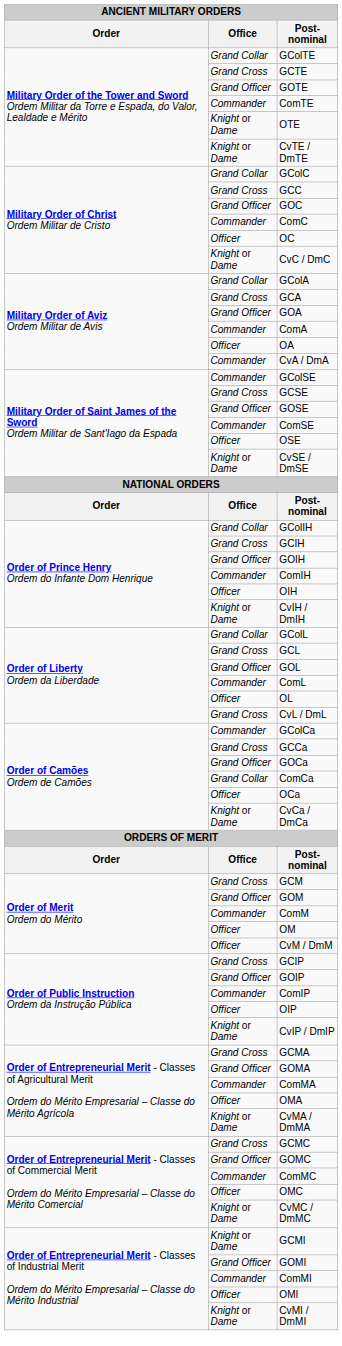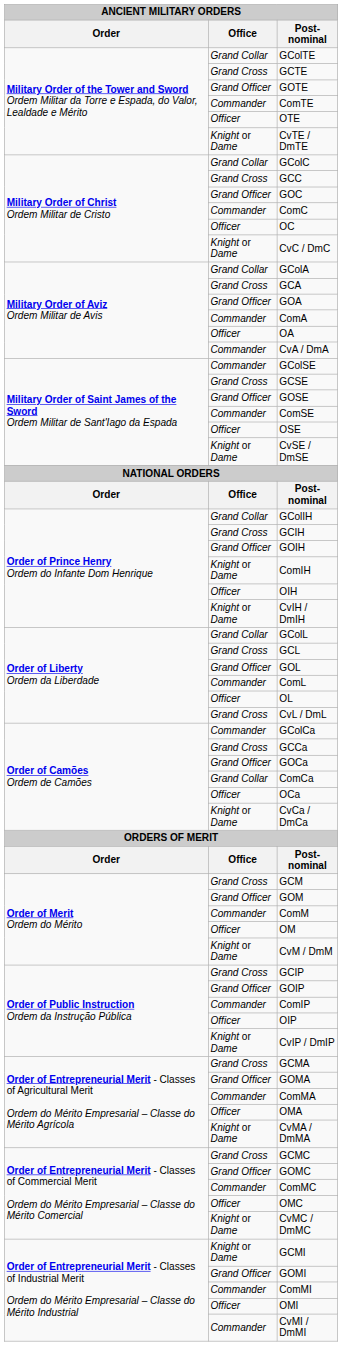(231, 125) Knight or Dame -> (225, 119) Officer
(238, 576) Commander -> (231, 570) Knight or Dame
(225, 945) Officer -> (231, 951) Knight or Dame
(231, 1316) Knight or Dame -> (238, 1327) Commander
